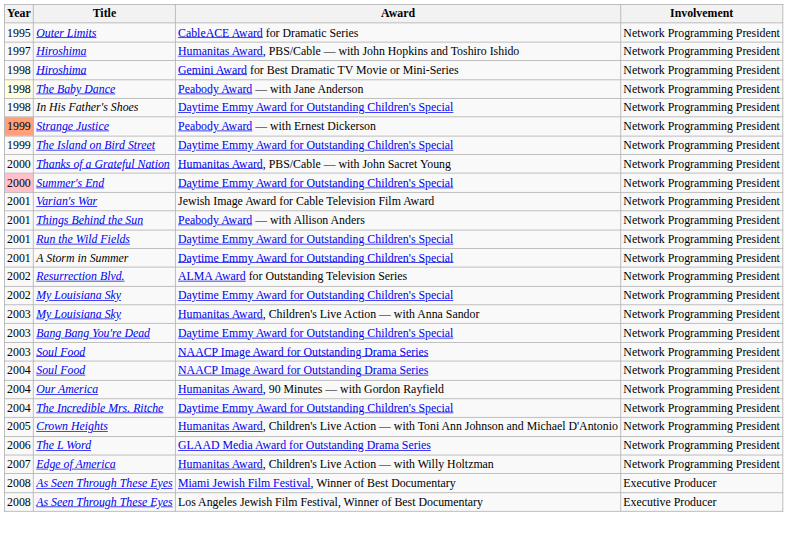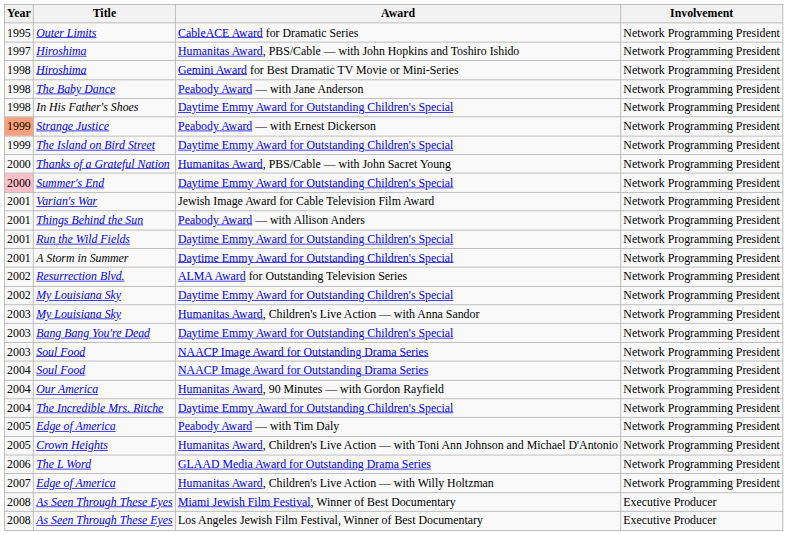(19, 88) lightyellow background -> (19, 88) no background
+ row: (76, 426)
